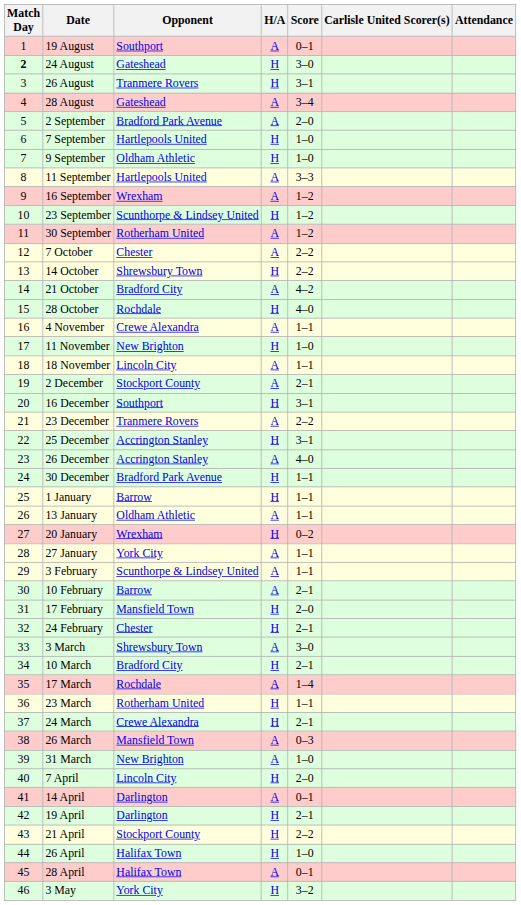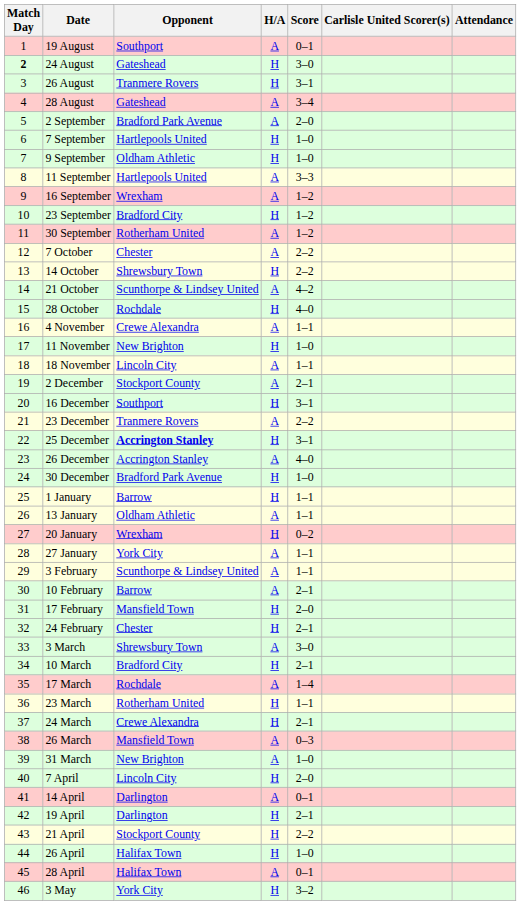(188, 214) Scunthorpe & Lindsey United -> (149, 214) Bradford City
(149, 290) Bradford City -> (188, 290) Scunthorpe & Lindsey United
(162, 440) normal -> (165, 440) bold
(305, 477) 1–1 -> (305, 477) 1–0
